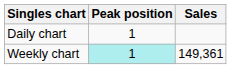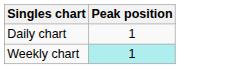- column: (201, 14)
